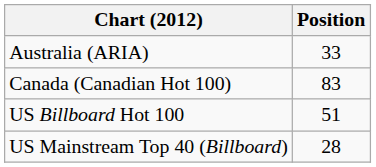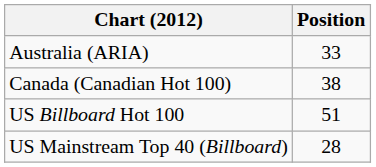(331, 83) 83 -> (331, 83) 38
